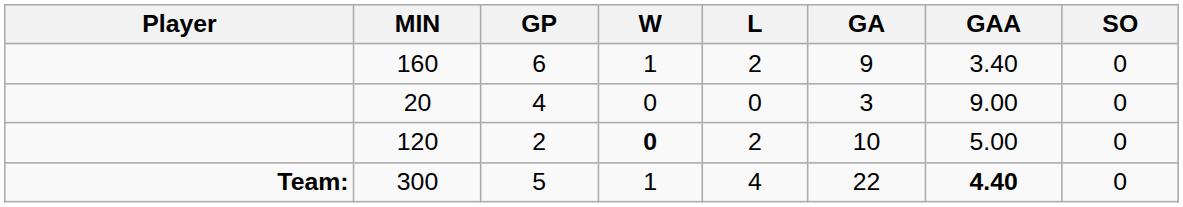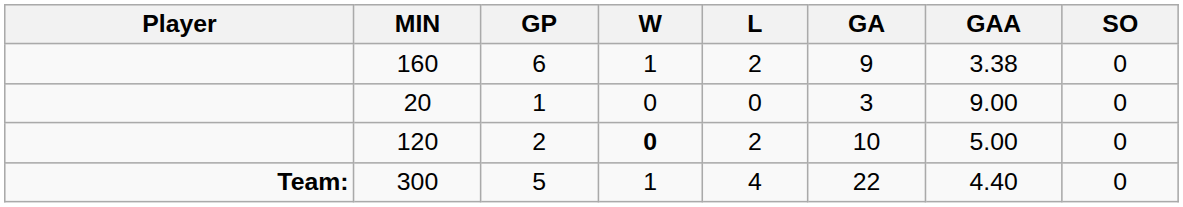(994, 63) 3.40 -> (994, 63) 3.38
(539, 102) 4 -> (539, 102) 1
(994, 181) bold -> (994, 181) normal
